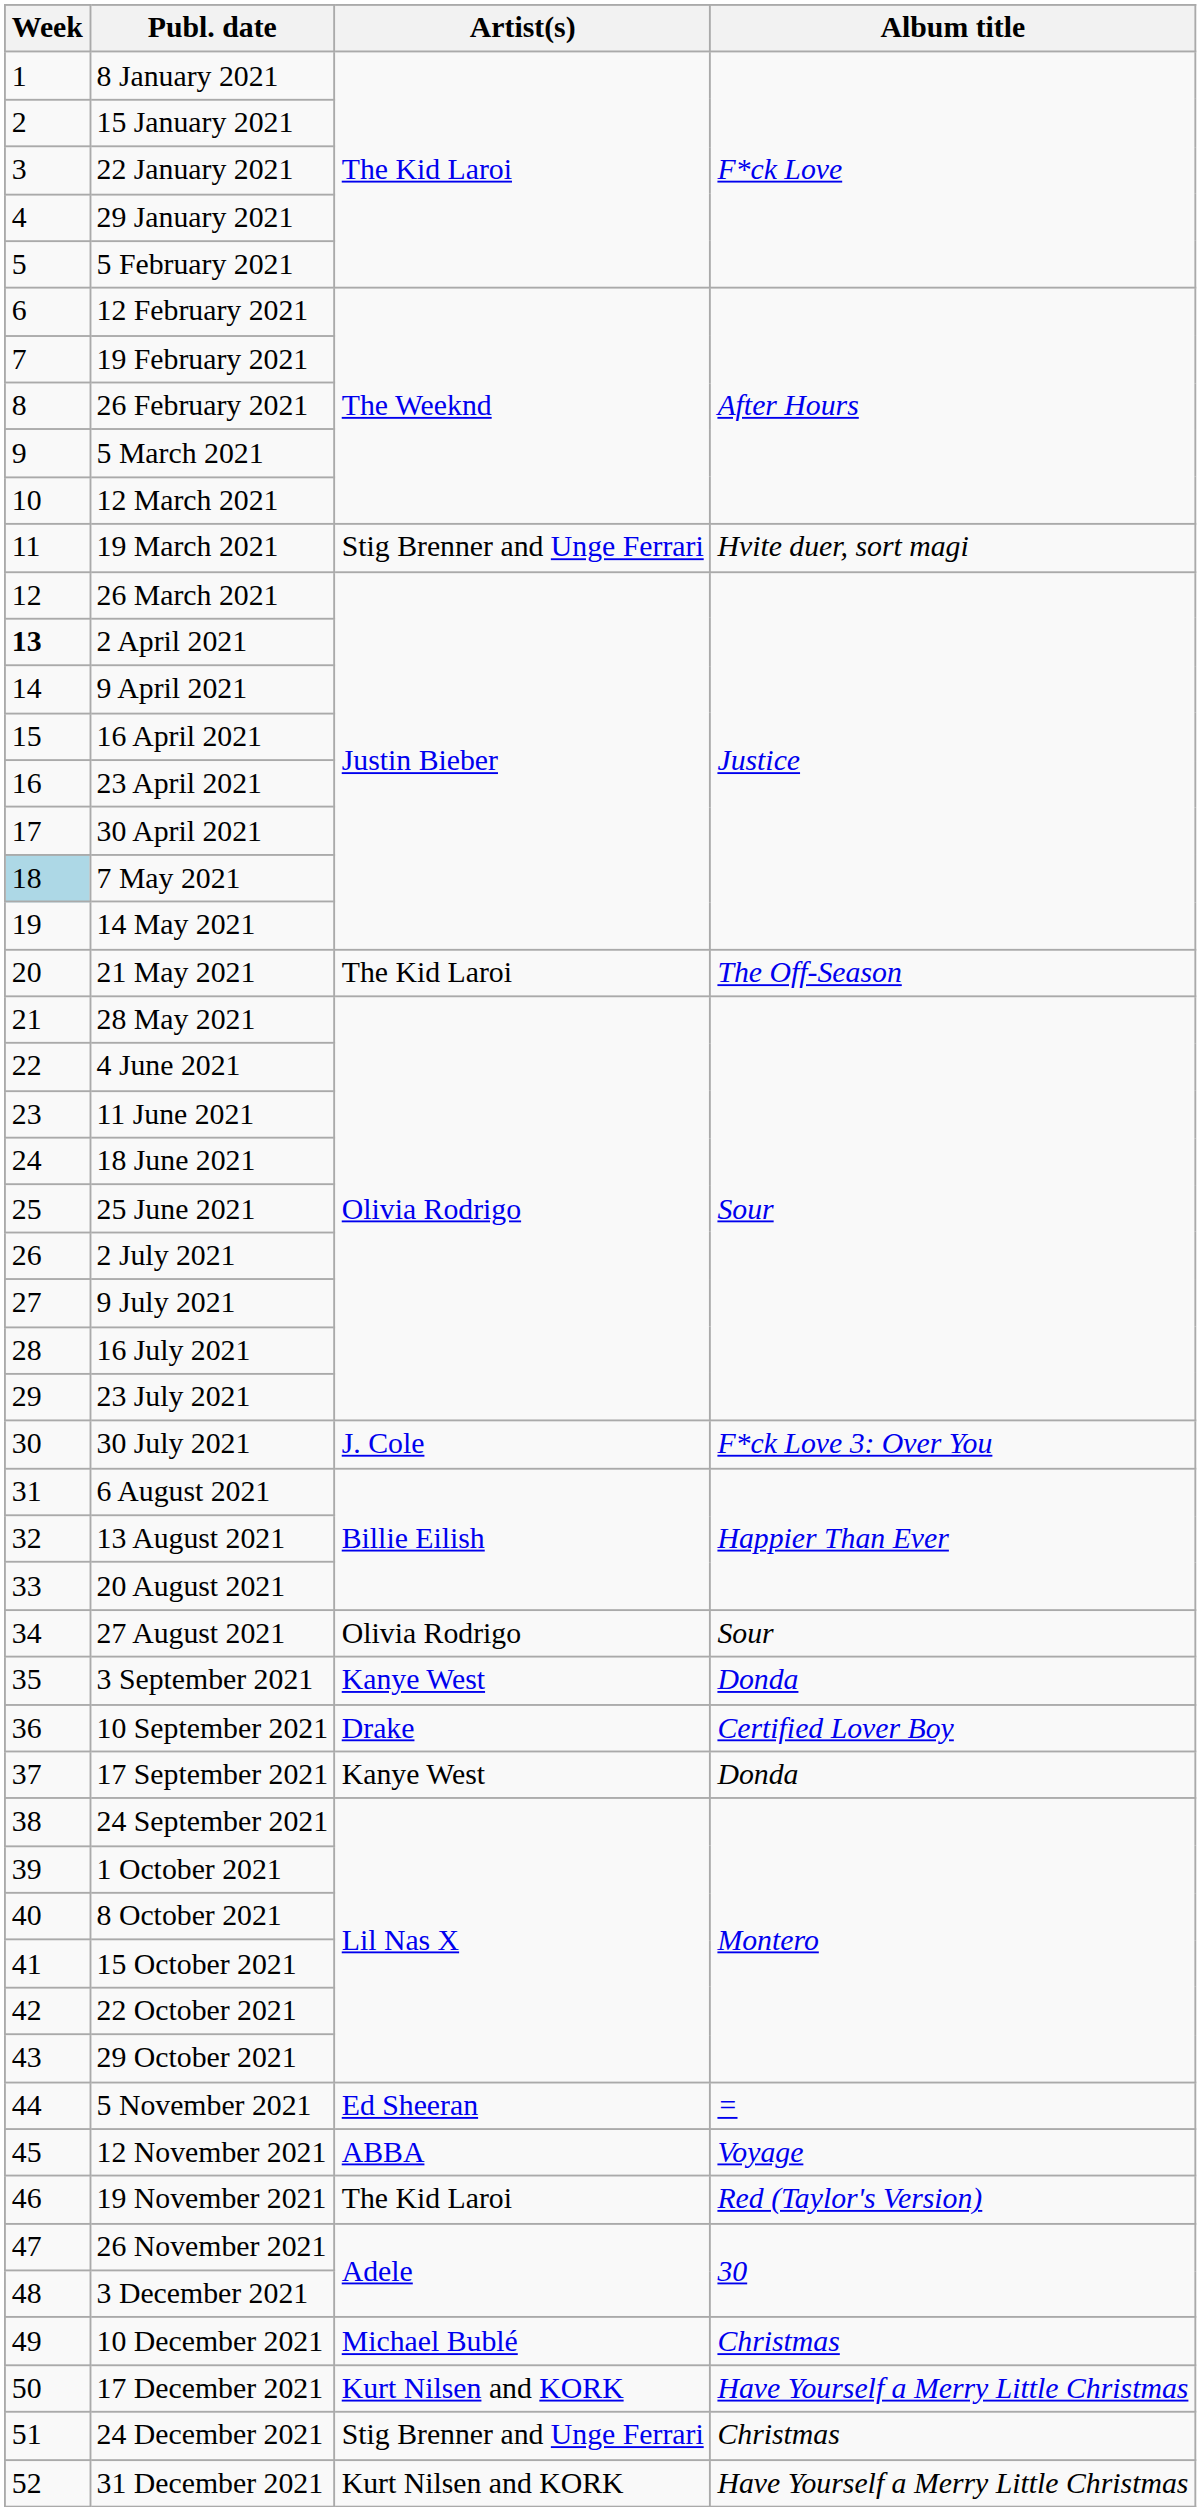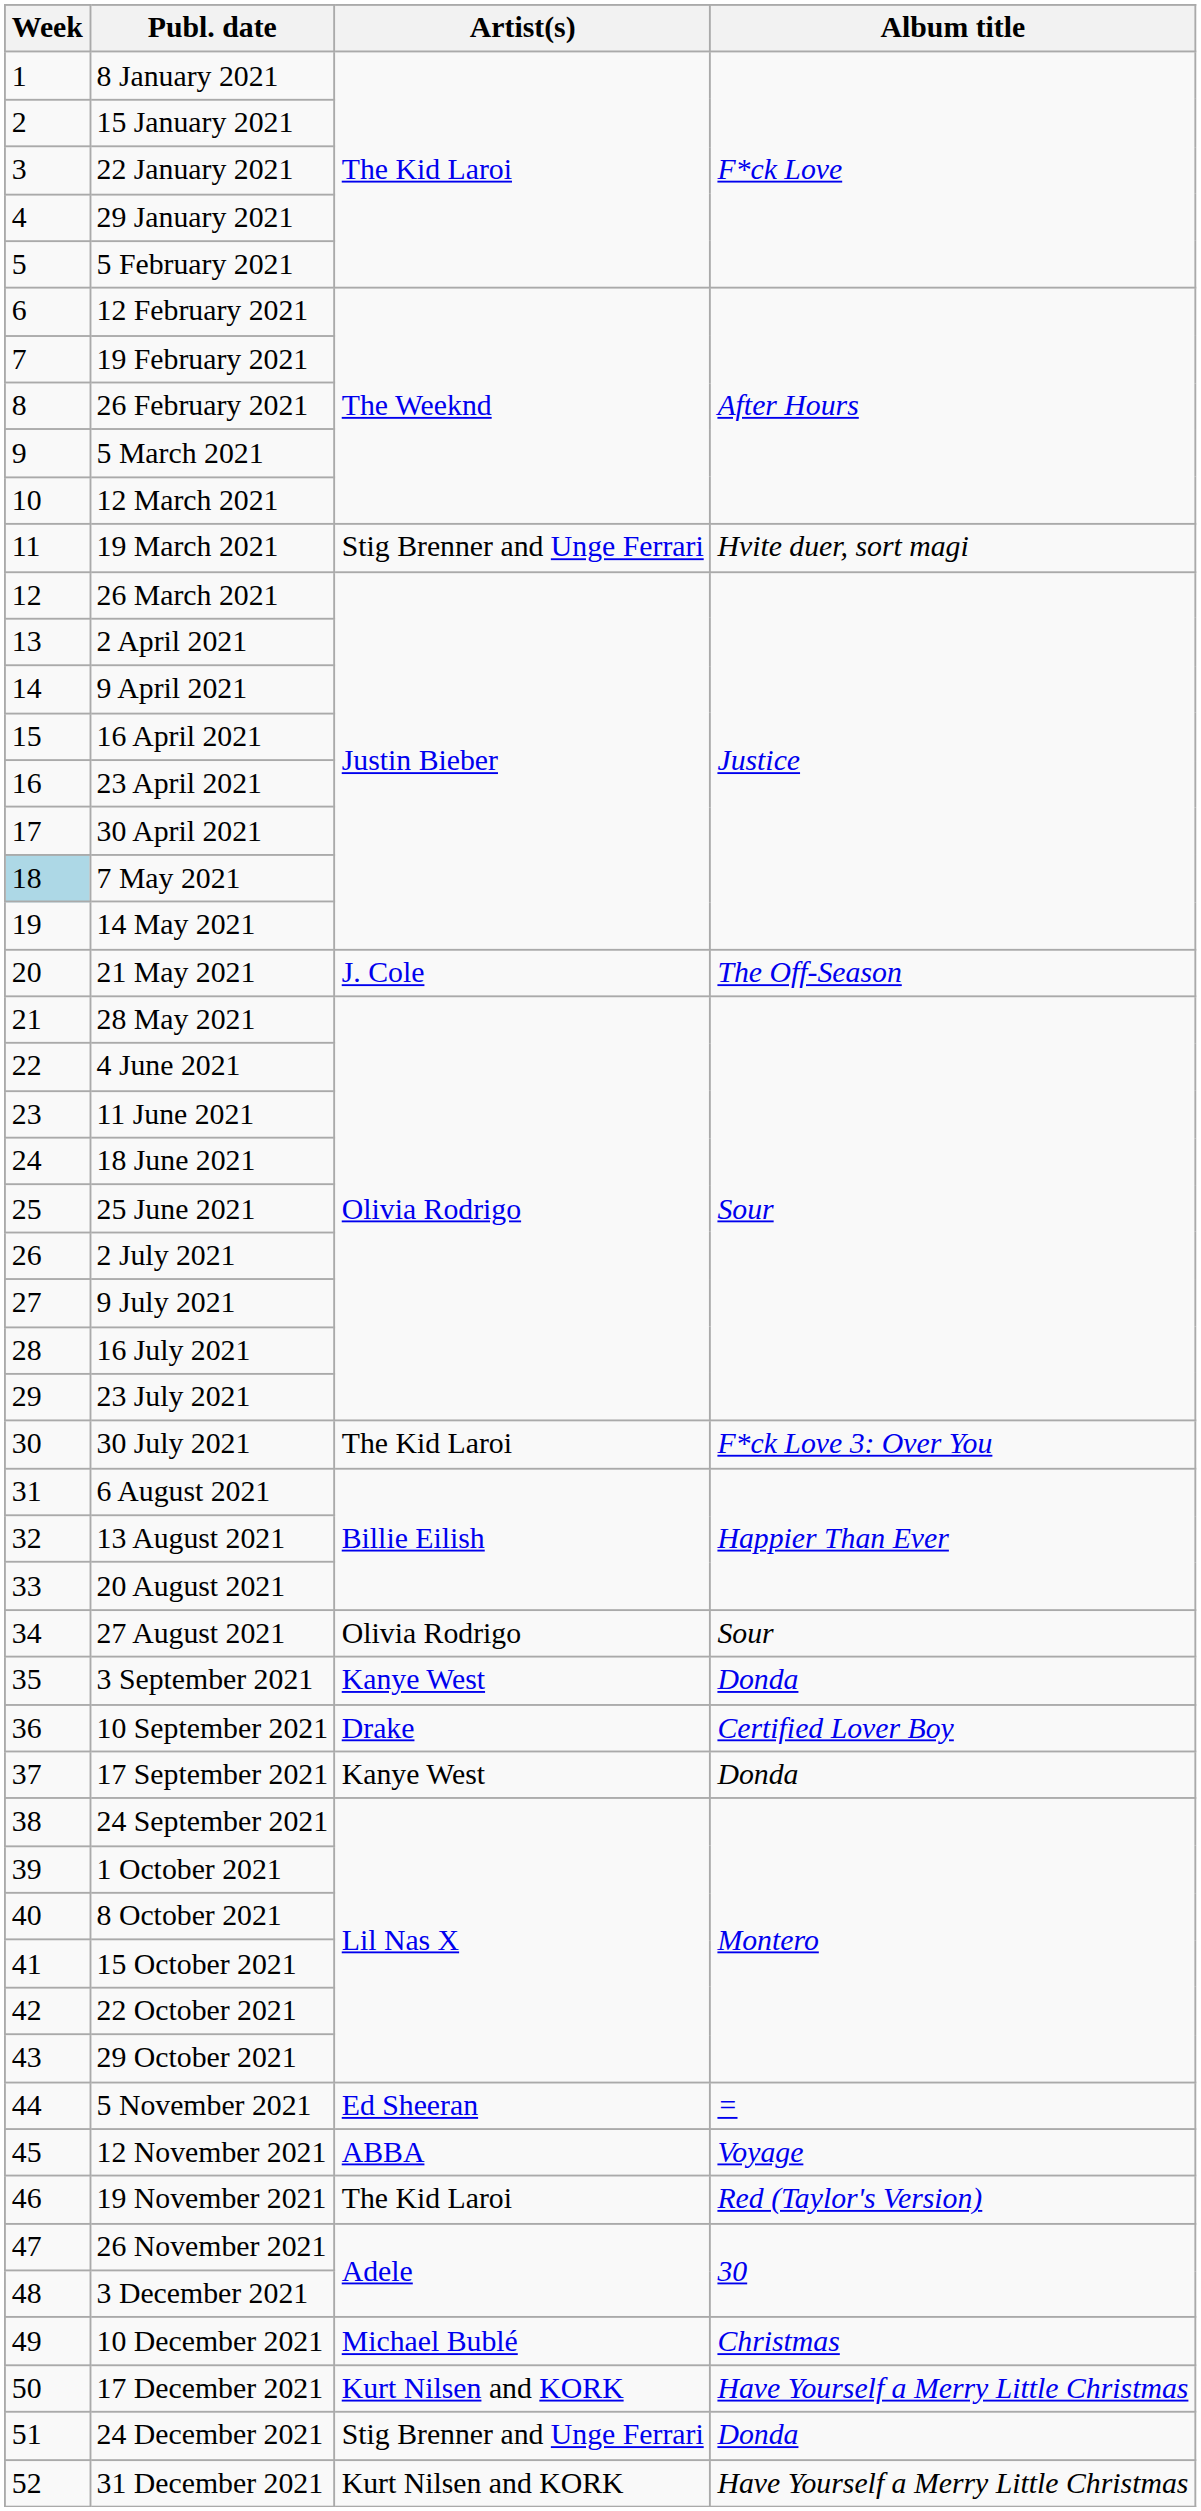(27, 641) bold -> (27, 641) normal
(427, 972) The Kid Laroi -> (383, 972) J. Cole
(383, 1444) J. Cole -> (427, 1444) The Kid Laroi
(779, 2435) Christmas -> (758, 2435) Donda
